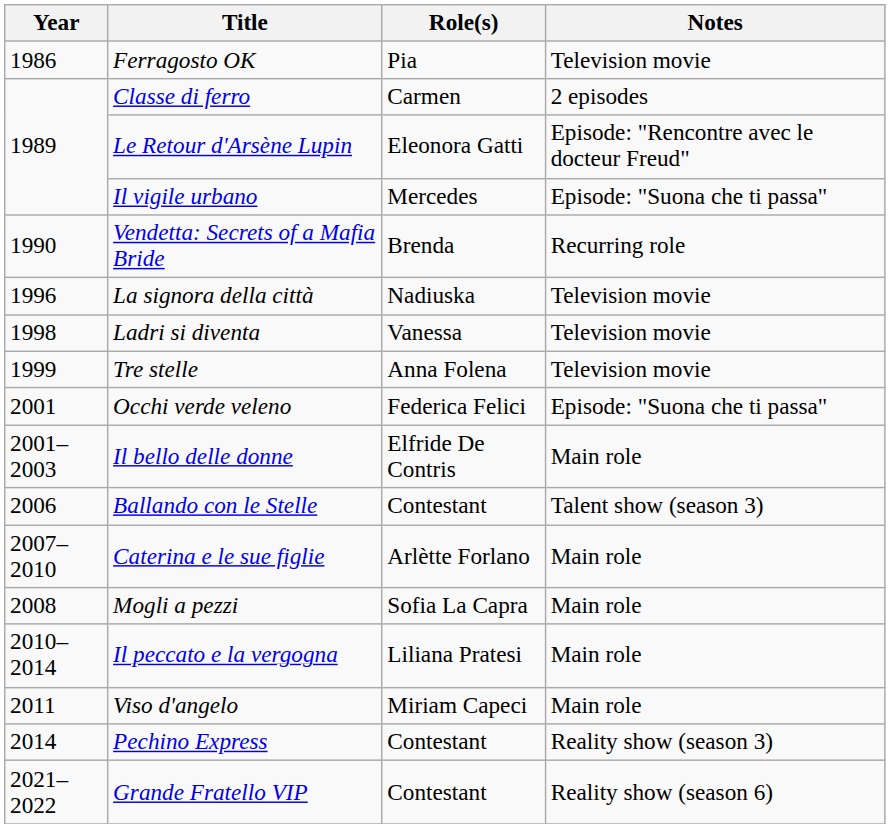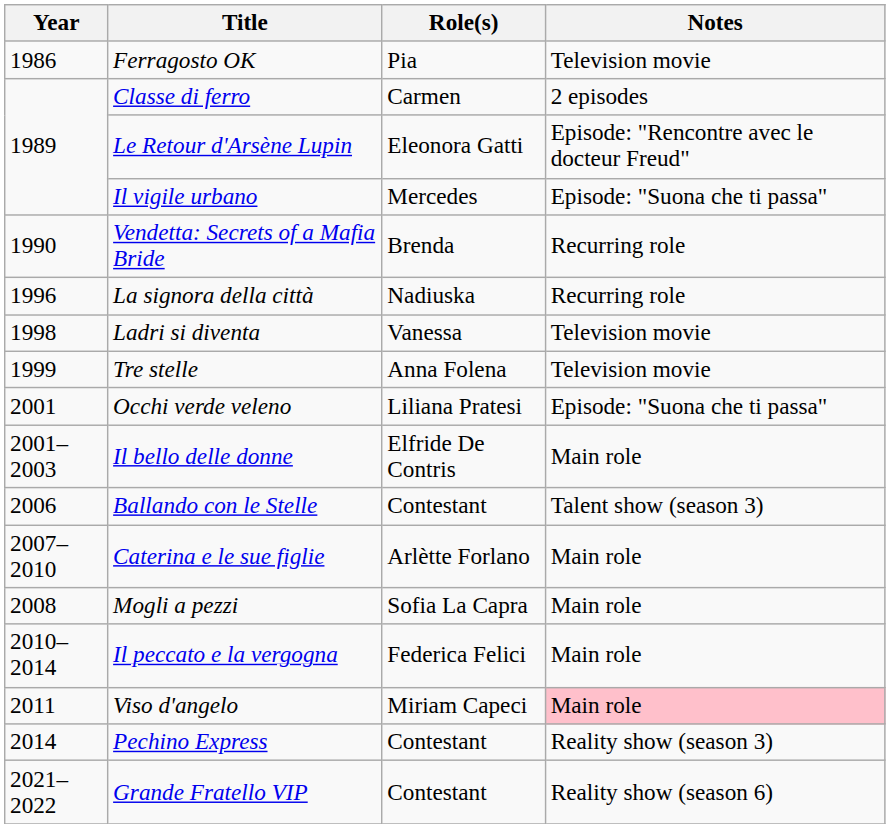(631, 295) Television movie -> (618, 295) Recurring role
(457, 406) Federica Felici -> (455, 406) Liliana Pratesi
(455, 655) Liliana Pratesi -> (457, 655) Federica Felici
(596, 705) no background -> (596, 705) pink background
